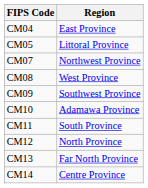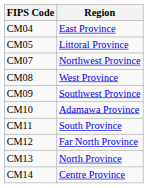(90, 142) North Province -> (98, 142) Far North Province
(98, 158) Far North Province -> (90, 158) North Province
